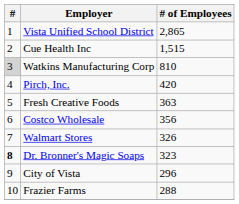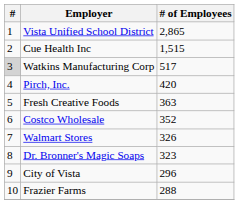(168, 66) 810 -> (168, 66) 517
(168, 119) 356 -> (168, 119) 352
(10, 155) bold -> (10, 155) normal
